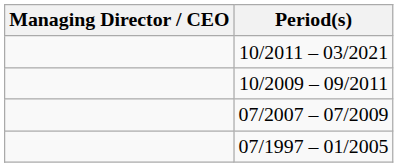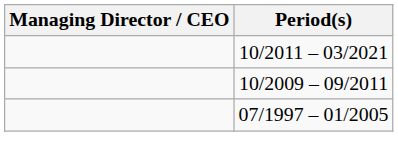- row: (314, 114)
